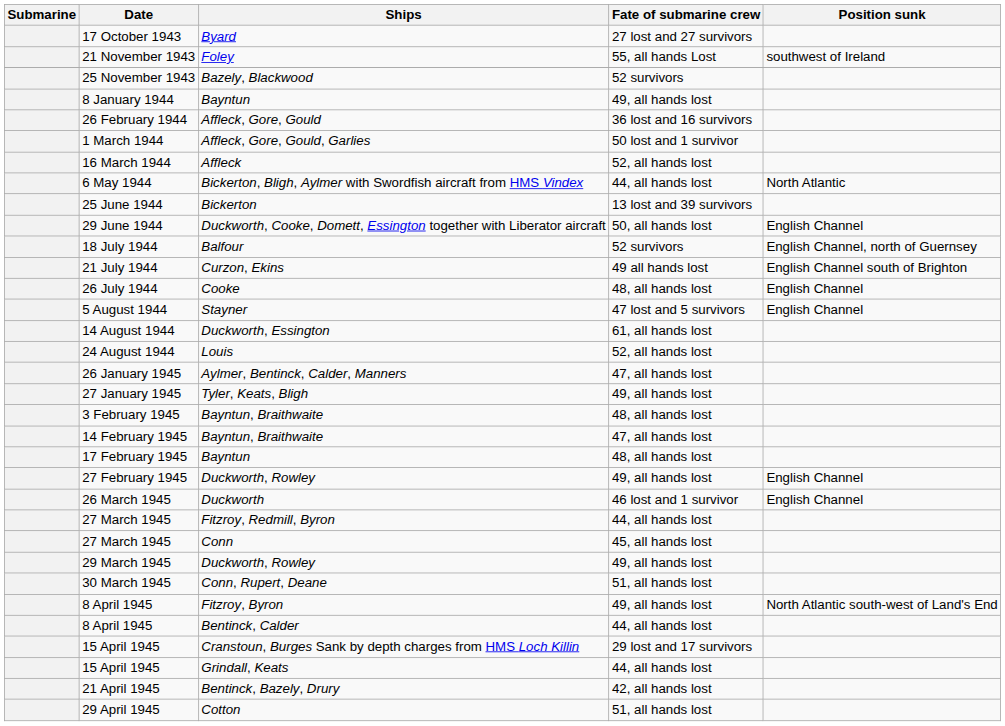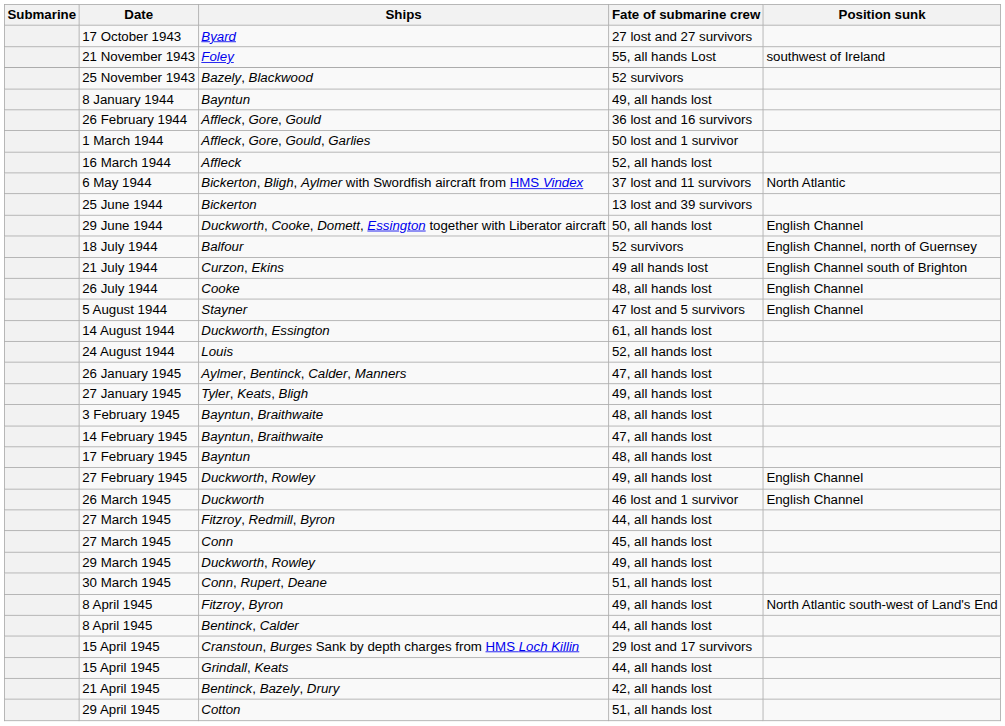(662, 183) 44, all hands lost -> (682, 183) 37 lost and 11 survivors
